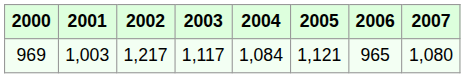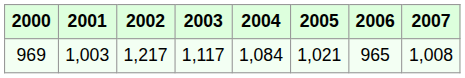(319, 55) 1,121 -> (319, 55) 1,021
(431, 55) 1,080 -> (431, 55) 1,008
